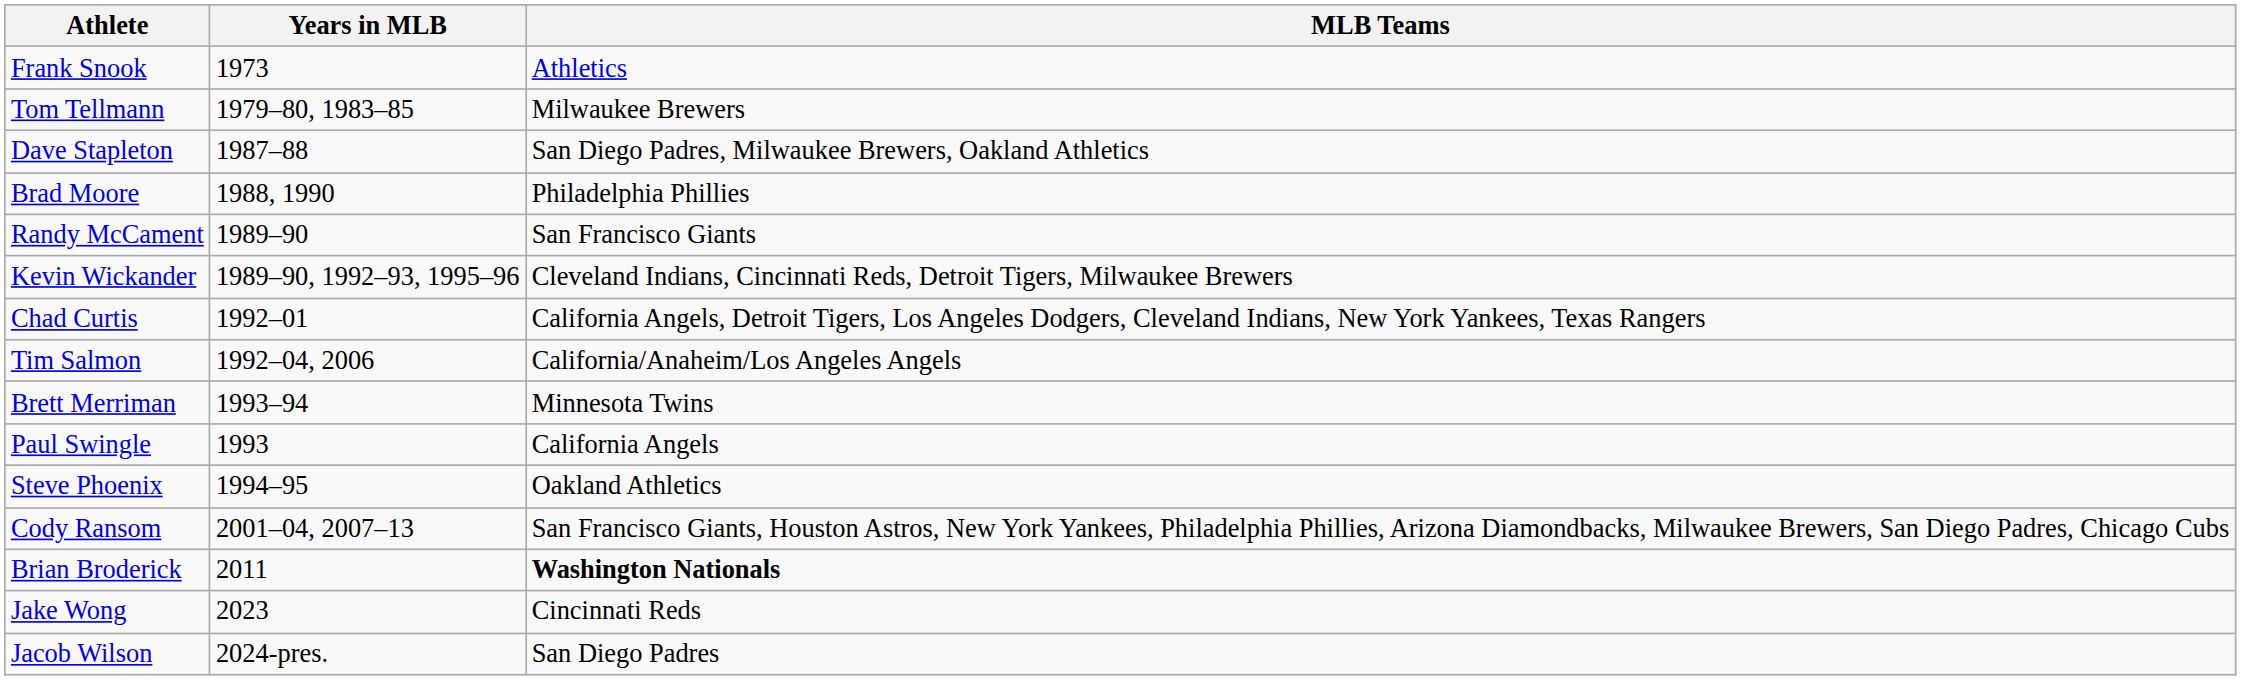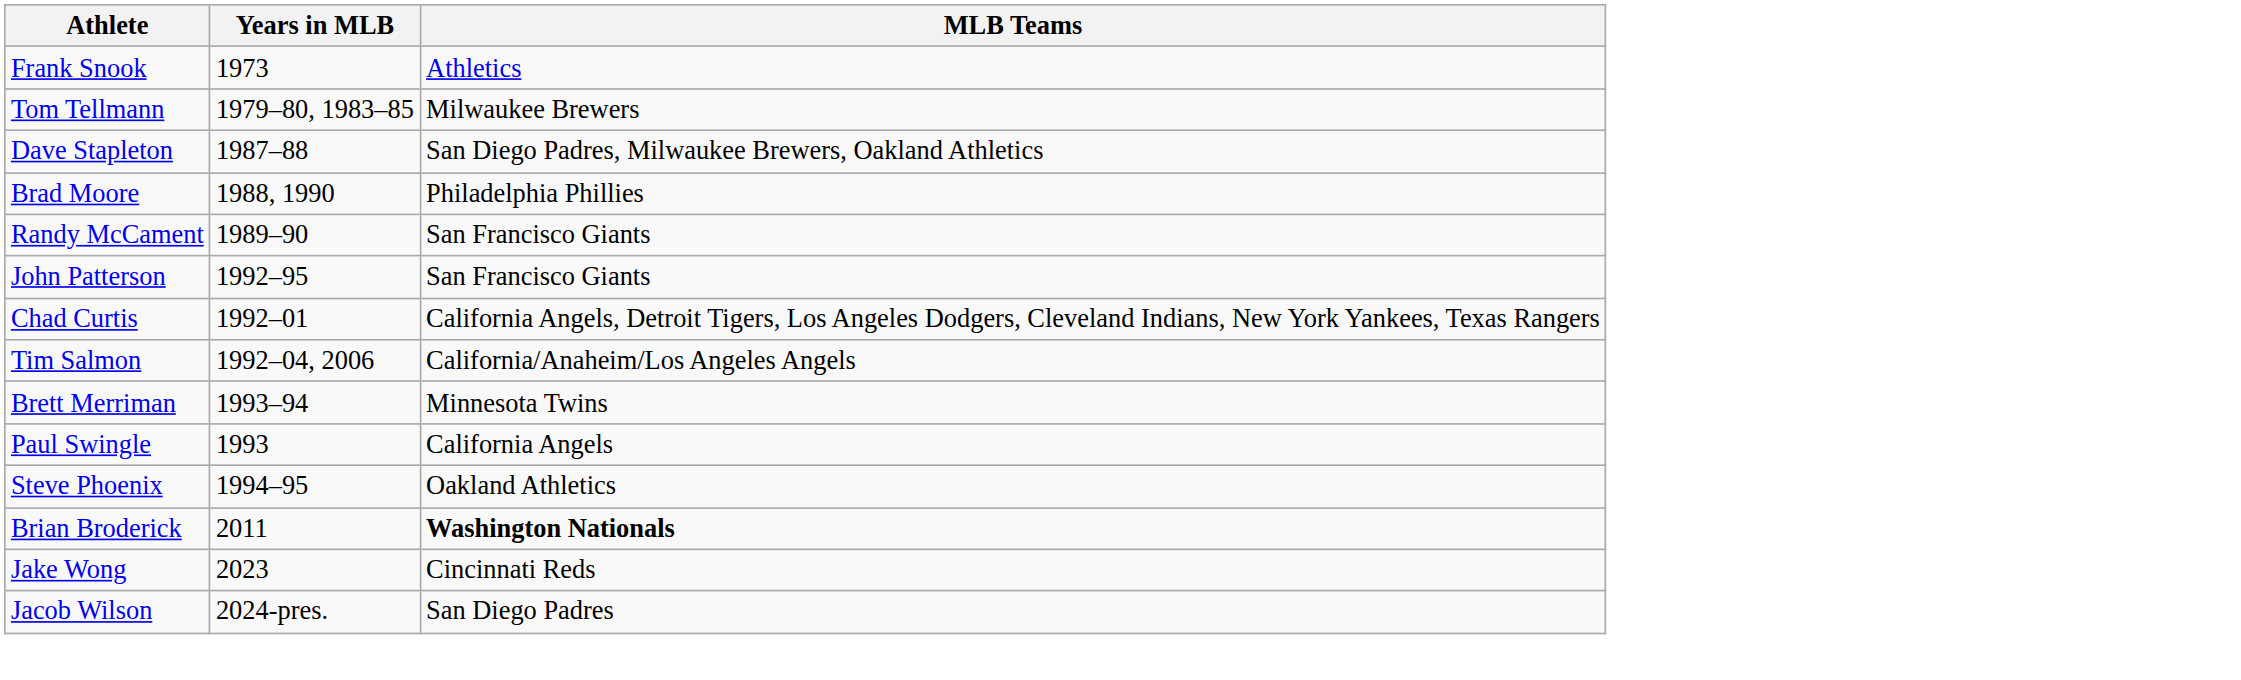- row: (104, 276)
+ row: (88, 276)
- row: (86, 527)
